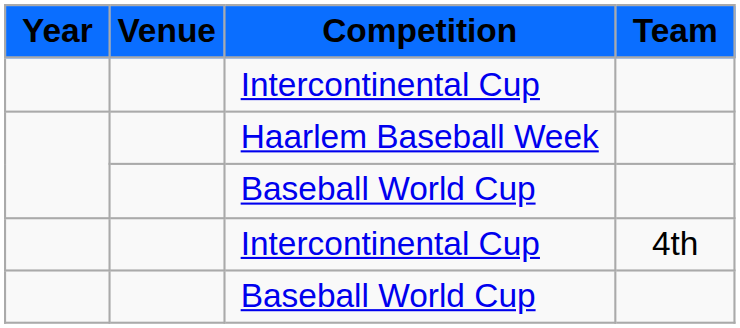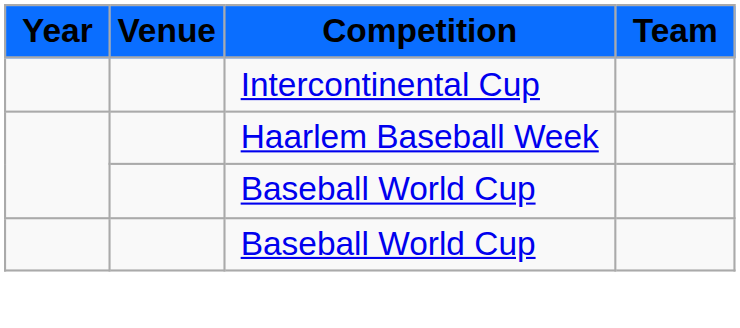- row: (386, 243)
